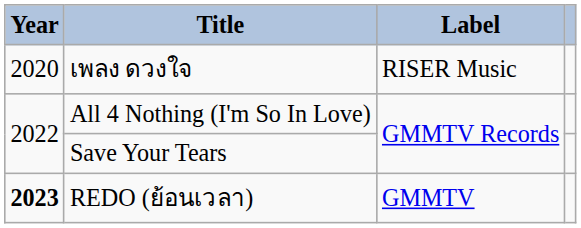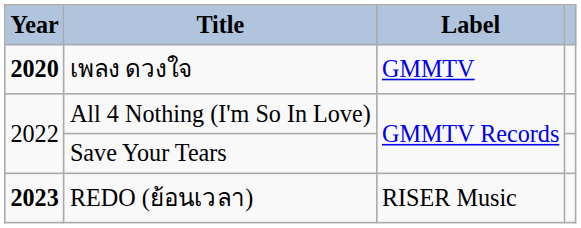(35, 69) normal -> (35, 69) bold
(449, 69) RISER Music -> (428, 69) GMMTV
(428, 198) GMMTV -> (449, 198) RISER Music
